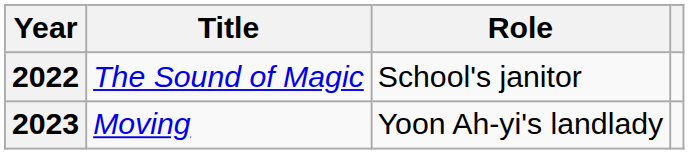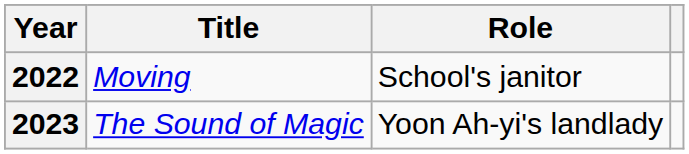(228, 76) The Sound of Magic -> (142, 76) Moving
(142, 124) Moving -> (228, 124) The Sound of Magic
